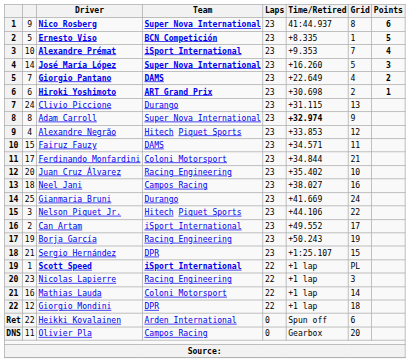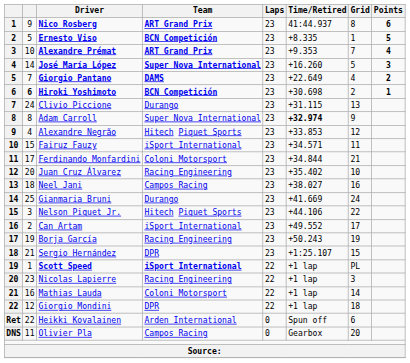(203, 25) Super Nova International -> (178, 25) ART Grand Prix
(193, 51) iSport International -> (178, 51) ART Grand Prix
(30, 92) normal -> (30, 92) bold
(178, 92) ART Grand Prix -> (181, 92) BCN Competición
(154, 145) DAMS -> (193, 145) iSport International
